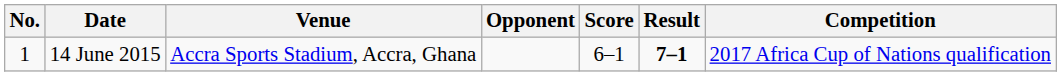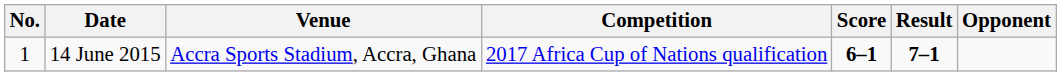columns swapped: (530, 20) <-> (880, 20)
(609, 53) normal -> (862, 53) bold
